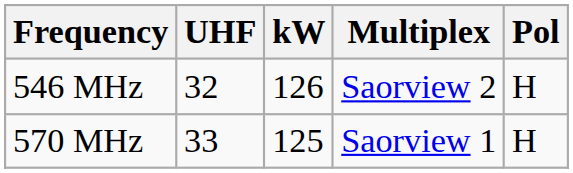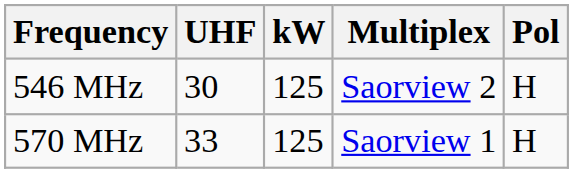(201, 85) 32 -> (201, 85) 30
(298, 85) 126 -> (298, 85) 125
